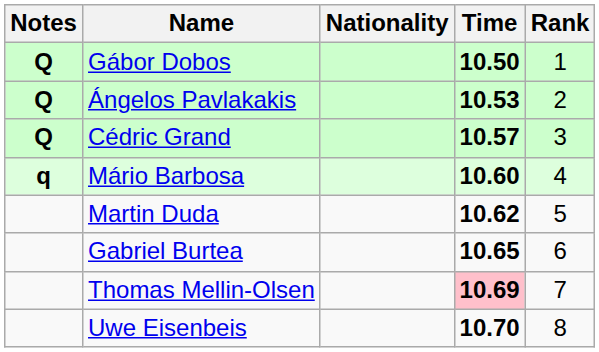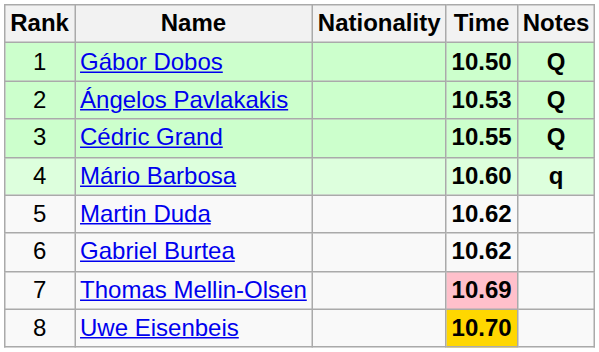columns swapped: (560, 23) <-> (44, 23)
(490, 137) 10.57 -> (482, 137) 10.55
(490, 251) 10.65 -> (482, 251) 10.62
(490, 328) no background -> (482, 328) gold background
